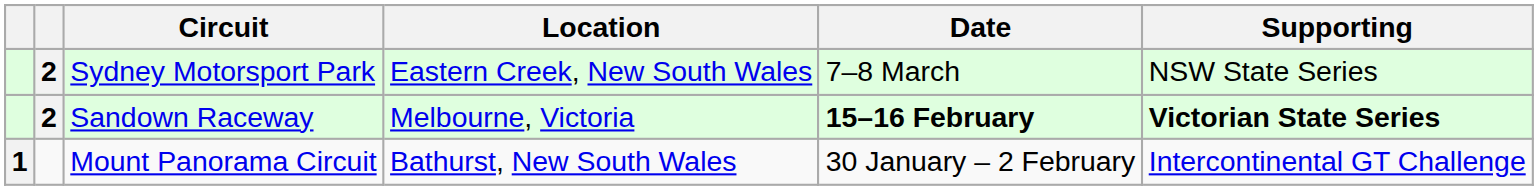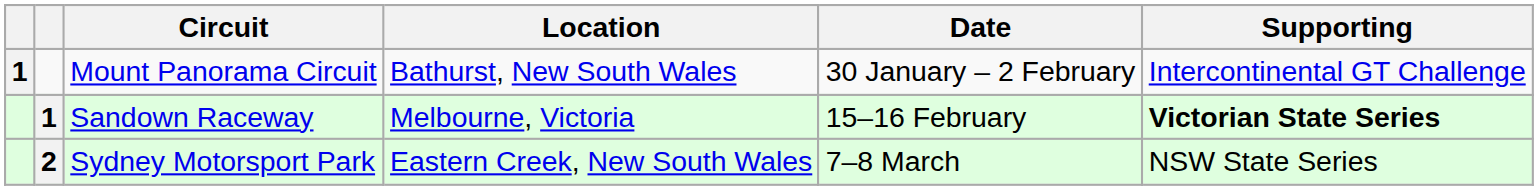rows swapped: (223, 161) <-> (223, 72)
(49, 117) 2 -> (49, 117) 1
(930, 117) bold -> (926, 117) normal
